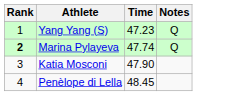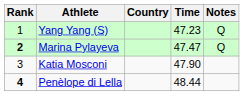+ column: (148, 13)
(141, 47) 47.74 -> (187, 47) 47.47
(20, 82) normal -> (20, 82) bold
(141, 82) 48.45 -> (187, 82) 48.44
